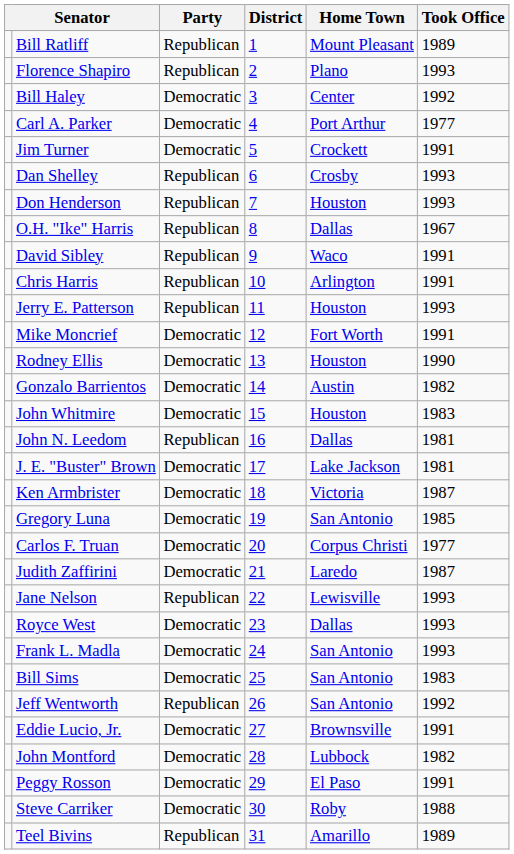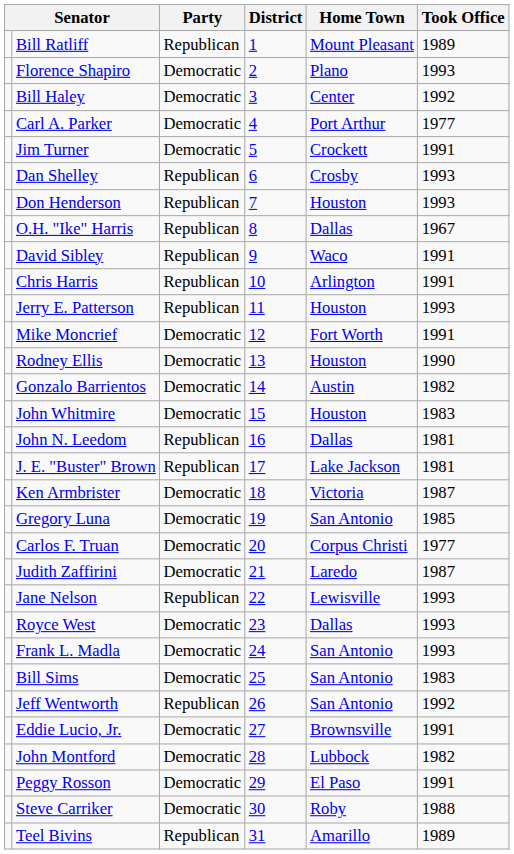(201, 70) Republican -> (202, 70) Democratic
(202, 466) Democratic -> (201, 466) Republican
